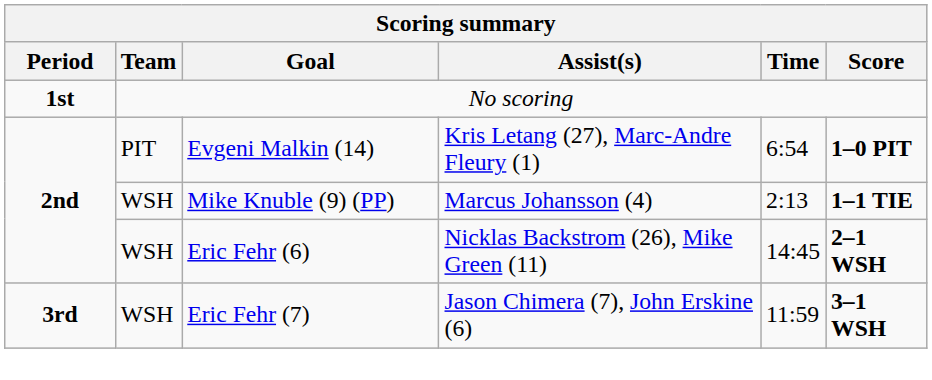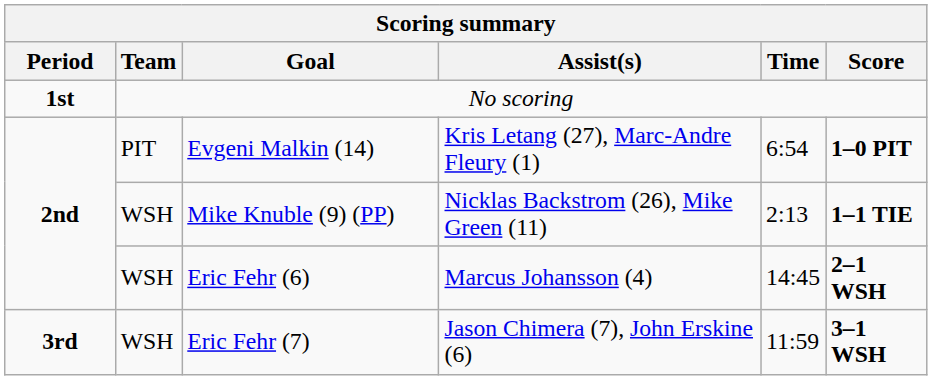(548, 200) Marcus Johansson (4) -> (589, 213) Nicklas Backstrom (26), Mike Green (11)
(589, 251) Nicklas Backstrom (26), Mike Green (11) -> (548, 277) Marcus Johansson (4)
